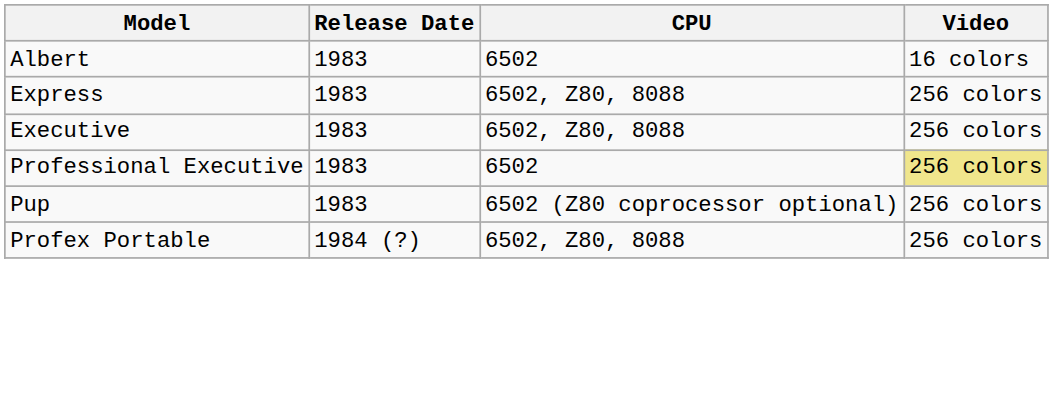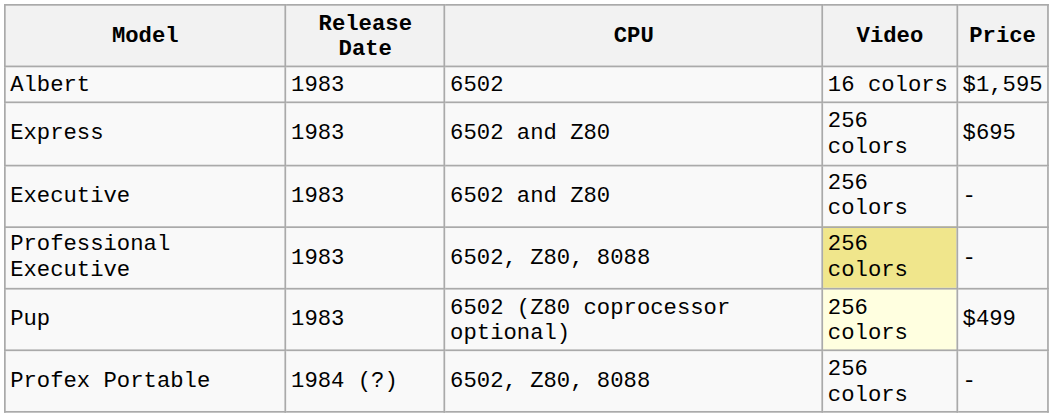+ column: (1003, 36)
(585, 95) 6502, Z80, 8088 -> (530, 134) 6502 and Z80
(585, 132) 6502, Z80, 8088 -> (530, 196) 6502 and Z80
(512, 168) 6502 -> (550, 258) 6502, Z80, 8088
(976, 204) no background -> (868, 320) lightyellow background
